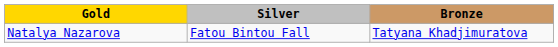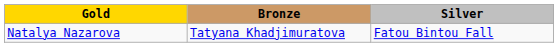columns swapped: (278, 14) <-> (462, 14)
